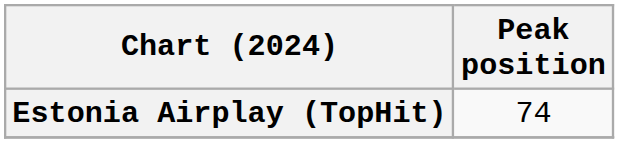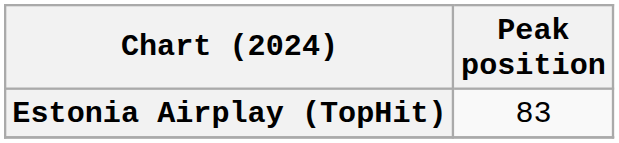(533, 114) 74 -> (533, 114) 83
